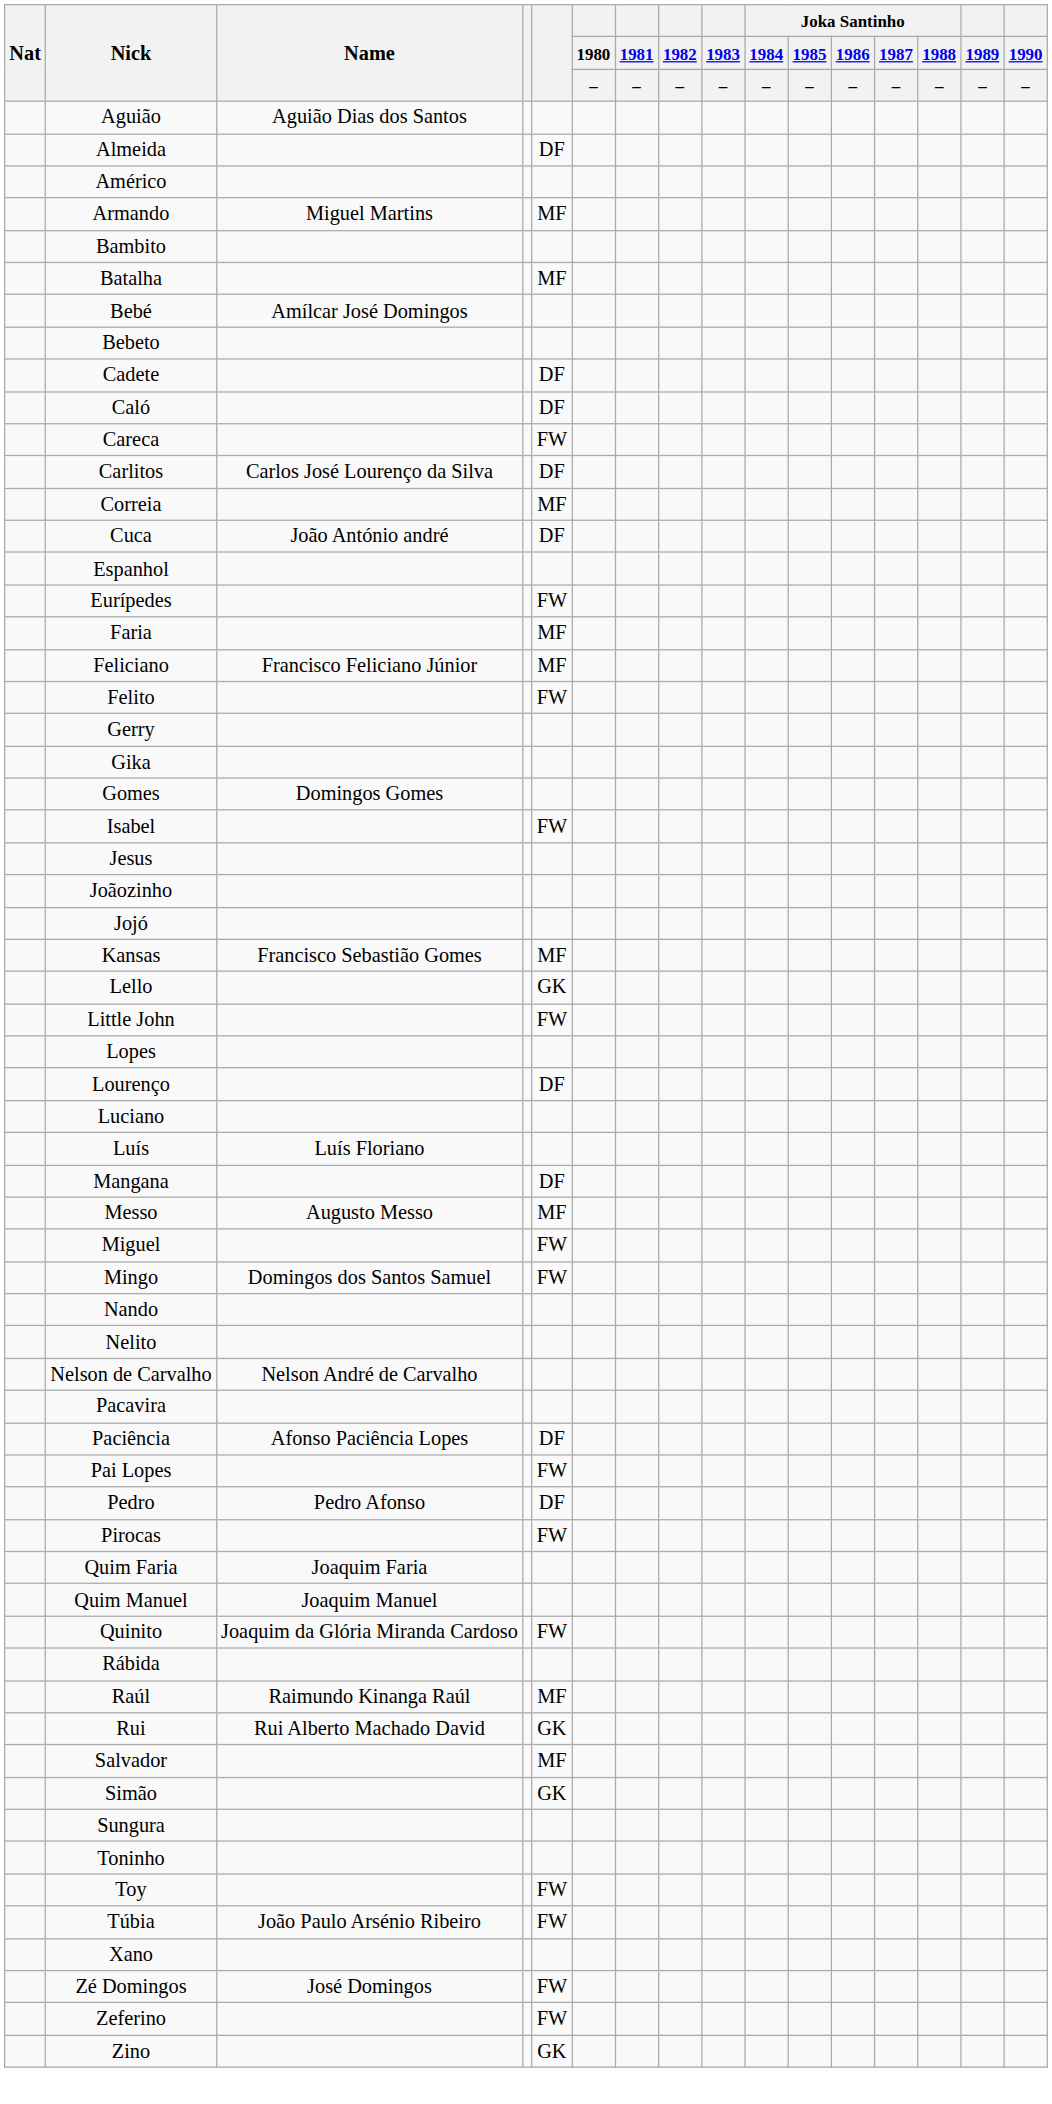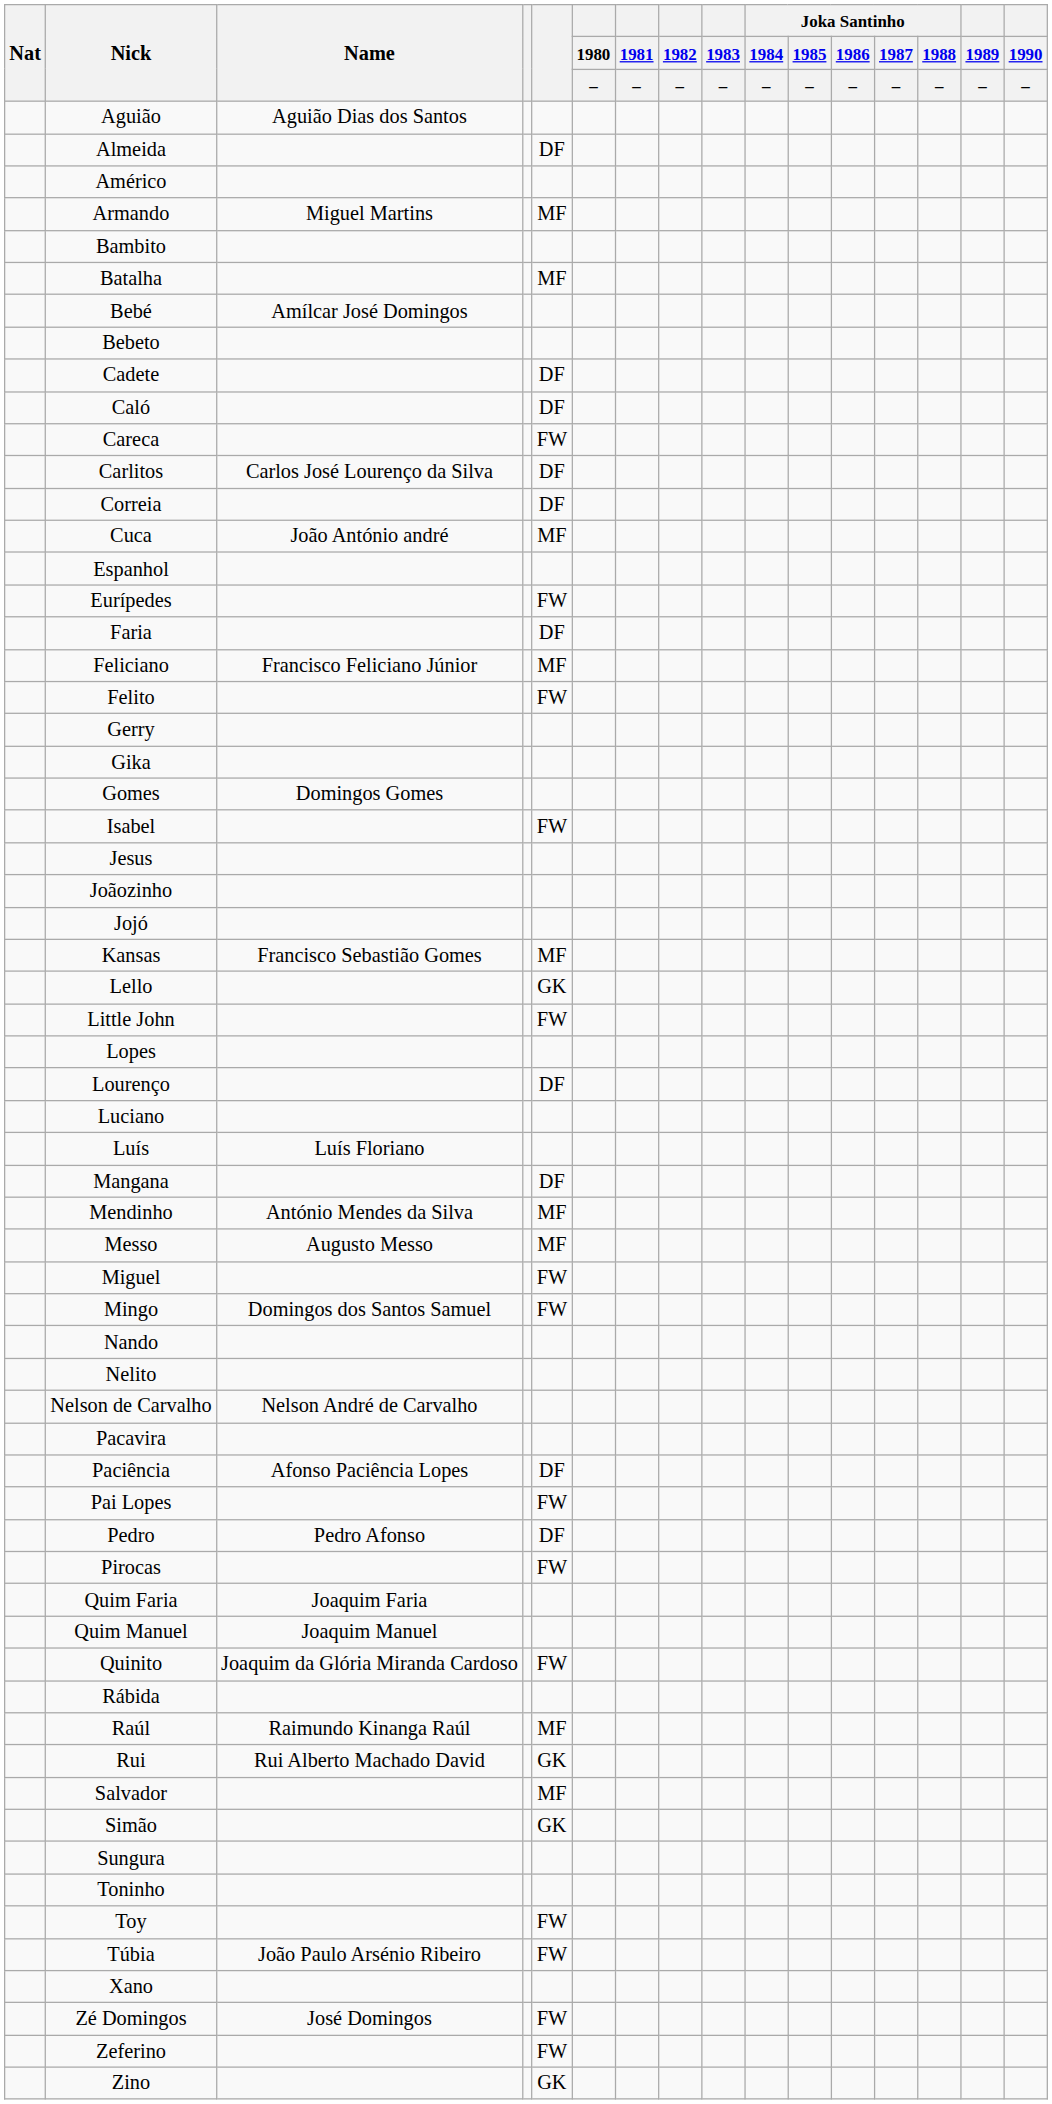(552, 504) MF -> (552, 504) DF
(552, 536) DF -> (552, 536) MF
(552, 632) MF -> (552, 632) DF
+ row: (131, 1212)
